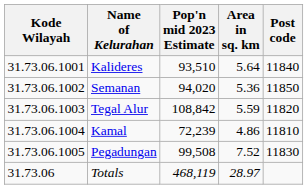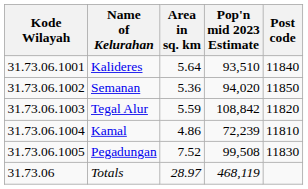columns swapped: (241, 30) <-> (189, 30)
